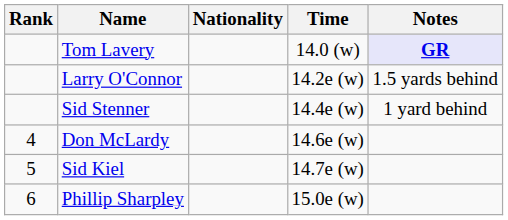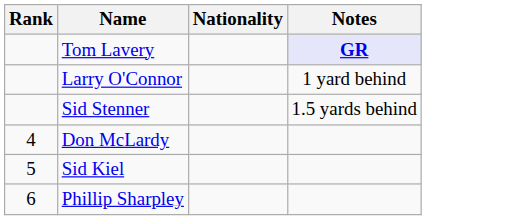- column: (328, 19)
(435, 79) 1.5 yards behind -> (354, 79) 1 yard behind
(435, 109) 1 yard behind -> (354, 109) 1.5 yards behind
